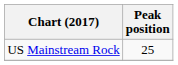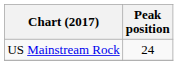(148, 49) 25 -> (148, 49) 24
